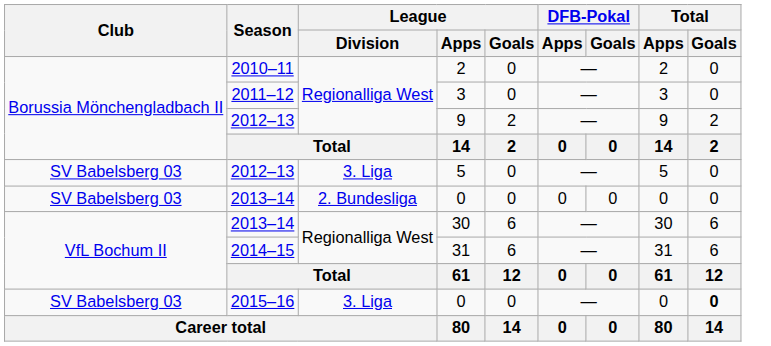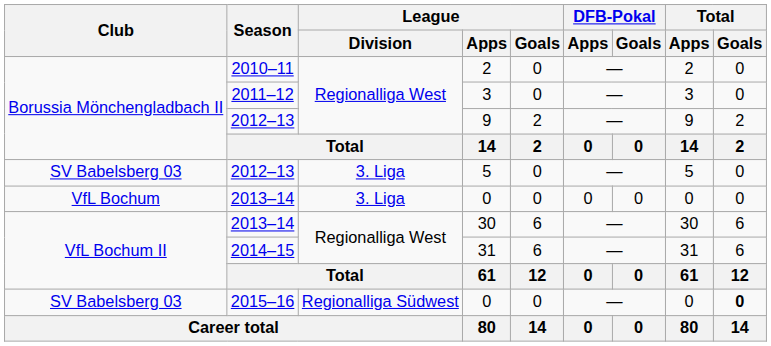(116, 198) SV Babelsberg 03 -> (116, 198) VfL Bochum
(367, 198) 2. Bundesliga -> (380, 198) 3. Liga
(367, 302) 3. Liga -> (380, 302) Regionalliga Südwest
